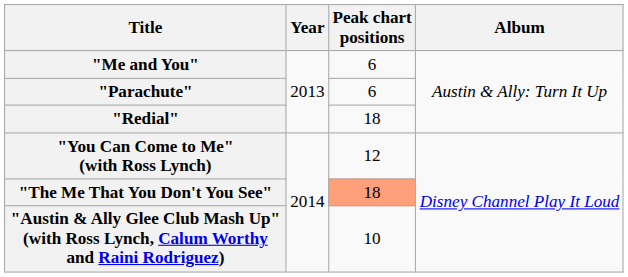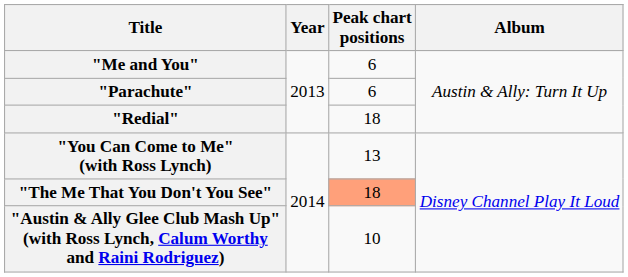(372, 155) 12 -> (372, 155) 13
